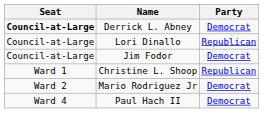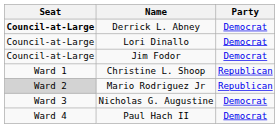(229, 41) Republican -> (245, 41) Democrat
(50, 86) no background -> (50, 86) lightgrey background
(229, 86) Democrat -> (245, 86) Republican
+ row: (156, 101)
